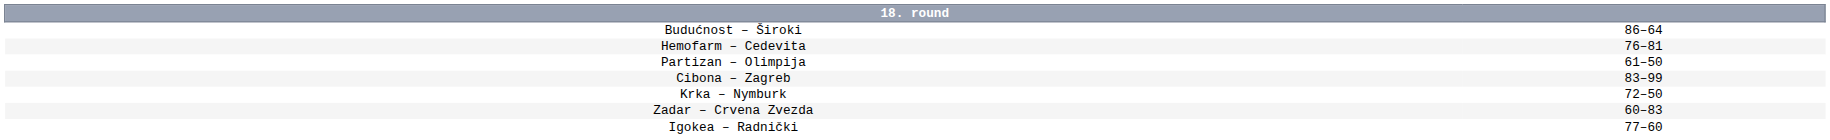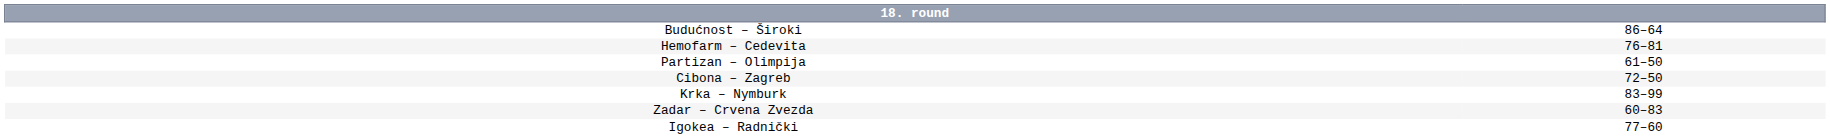(1644, 79) 83–99 -> (1644, 79) 72–50
(1644, 95) 72–50 -> (1644, 95) 83–99
